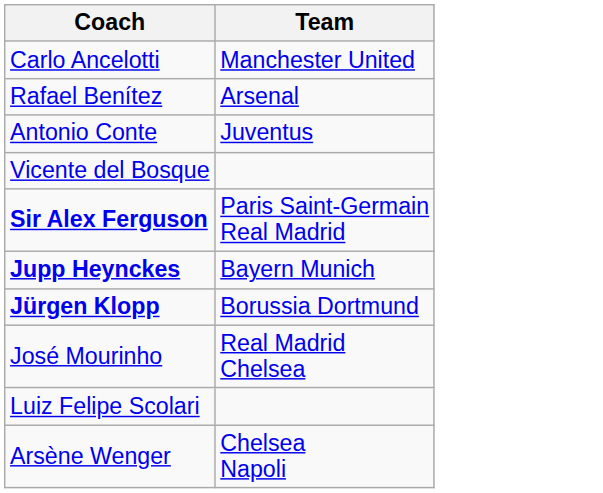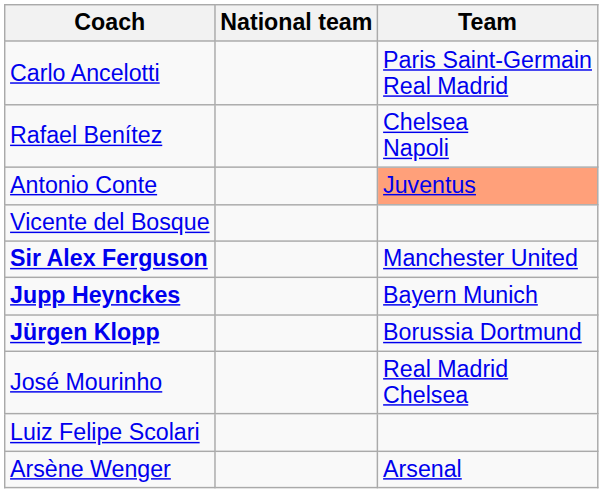+ column: (296, 22)
(318, 59) Manchester United -> (488, 72) Paris Saint-Germain Real Madrid
(260, 96) Arsenal -> (426, 135) Chelsea Napoli
(267, 133) no background -> (430, 185) lightsalmon background
(325, 219) Paris Saint-Germain Real Madrid -> (480, 259) Manchester United
(263, 456) Chelsea Napoli -> (422, 469) Arsenal
